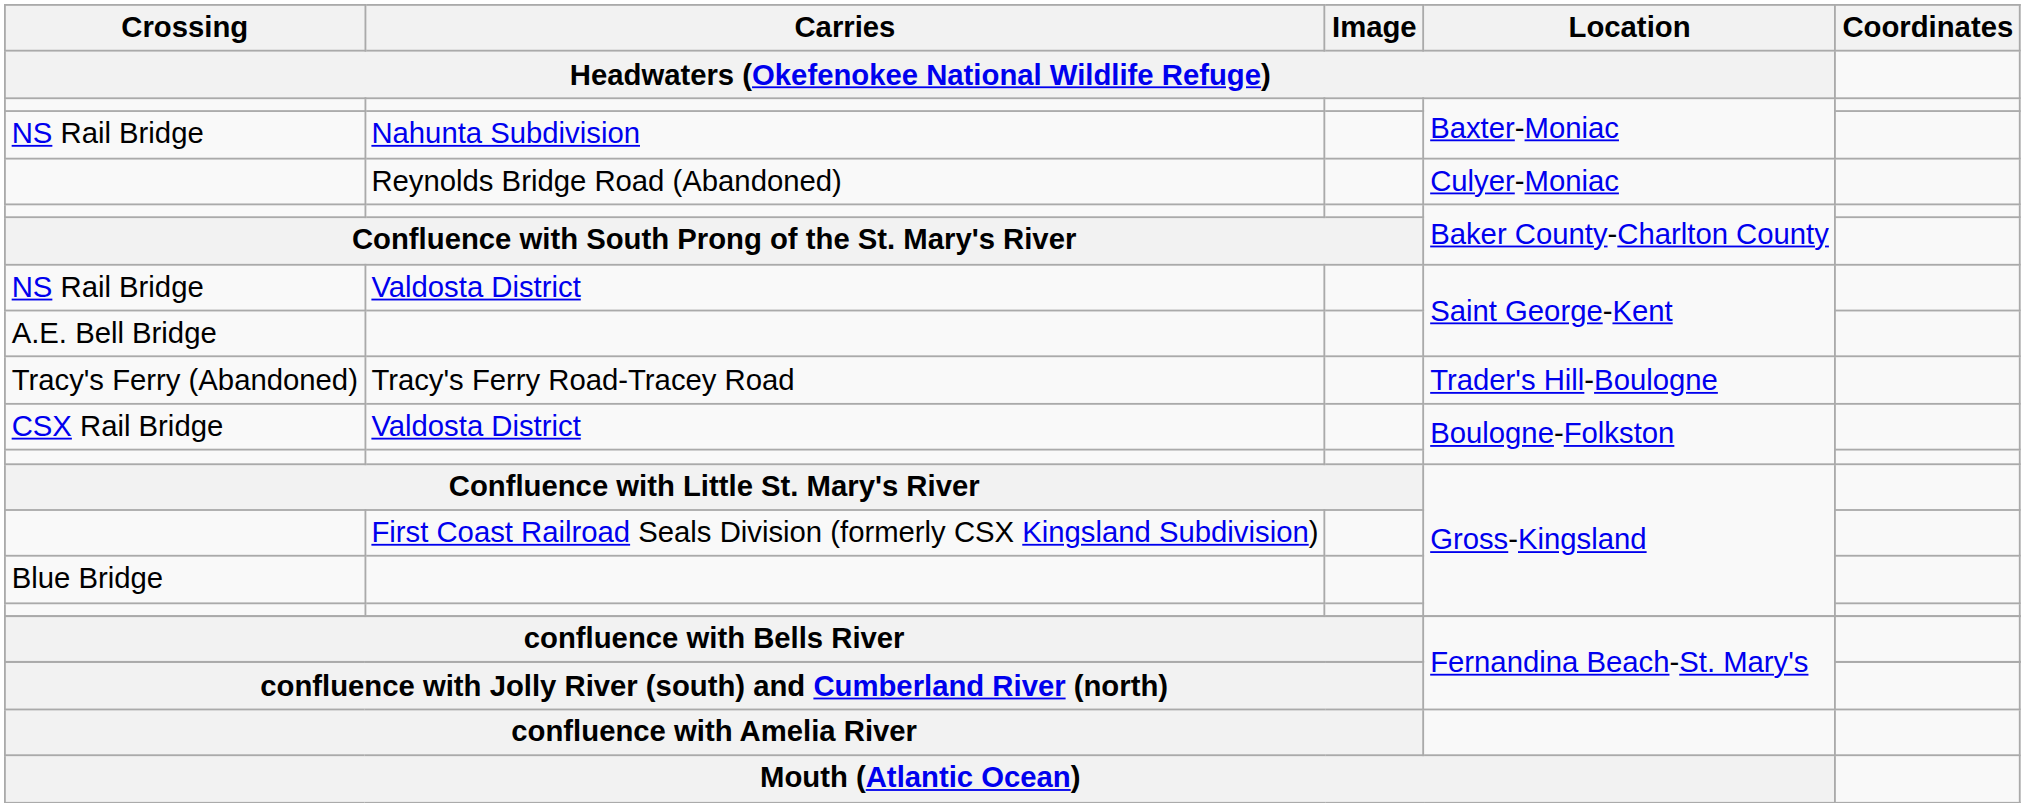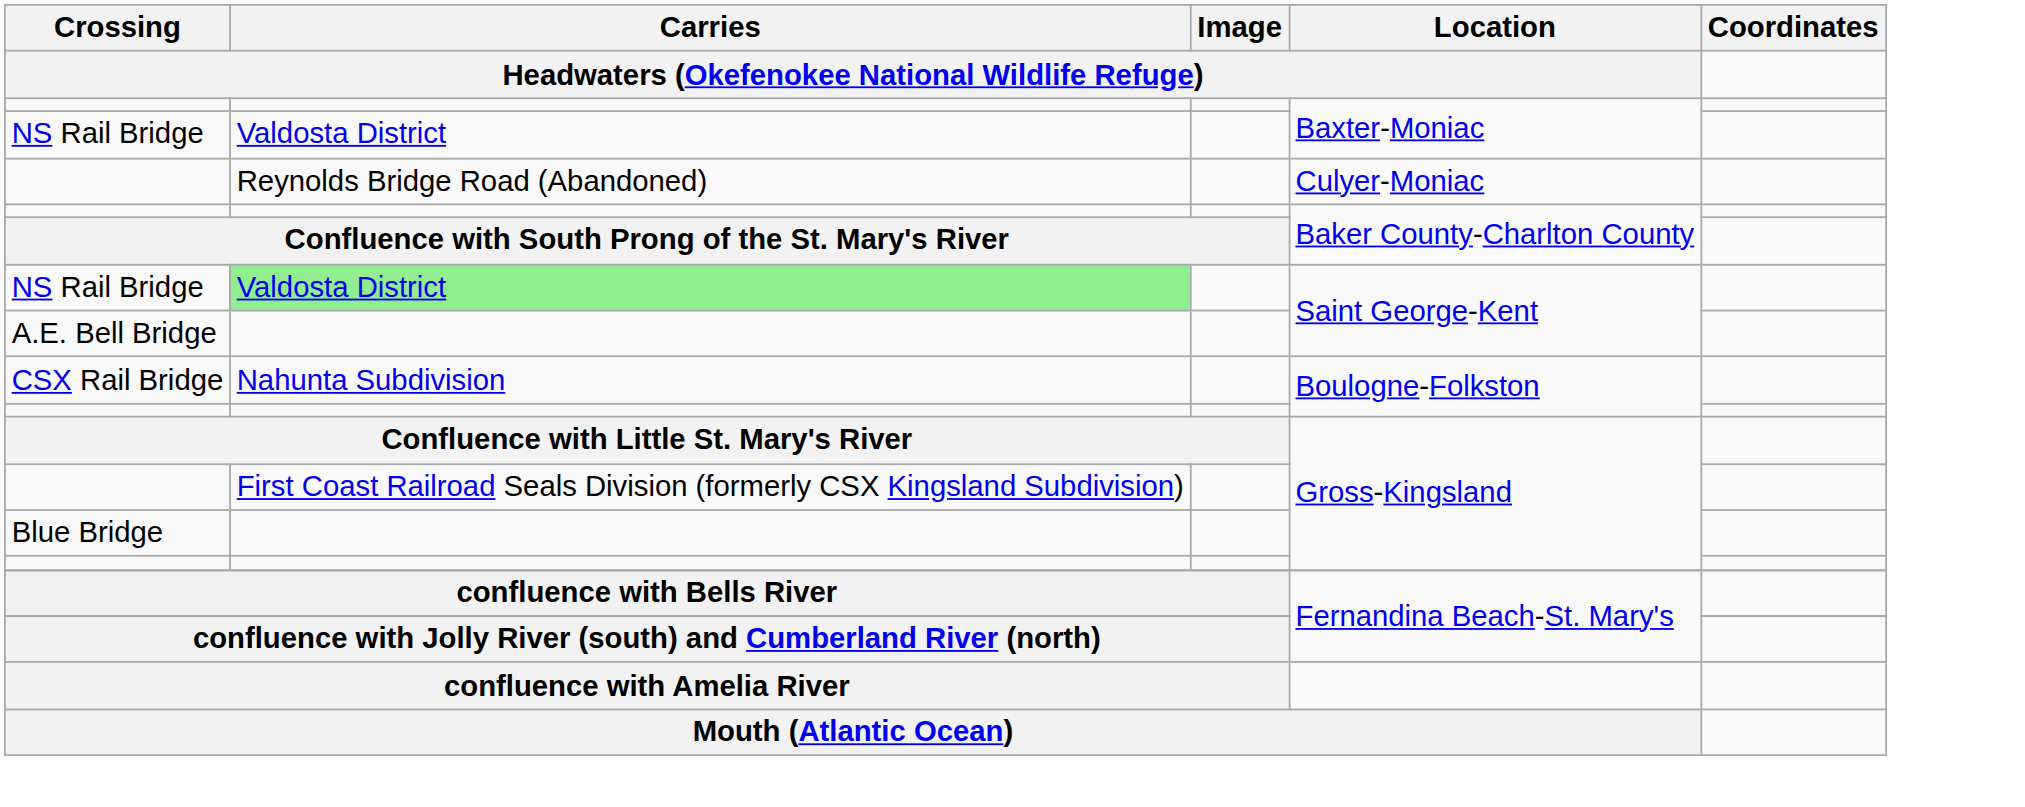(506, 134) Nahunta Subdivision -> (341, 134) Valdosta District
(476, 286) no background -> (341, 286) lightgreen background
- row: (185, 379)
(476, 426) Valdosta District -> (371, 379) Nahunta Subdivision
